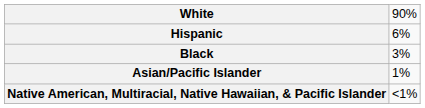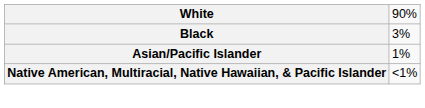- row: (197, 34)
